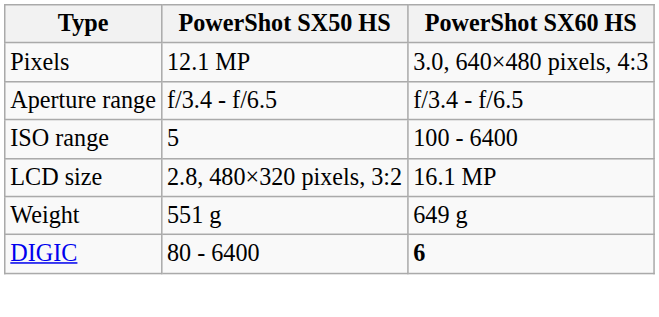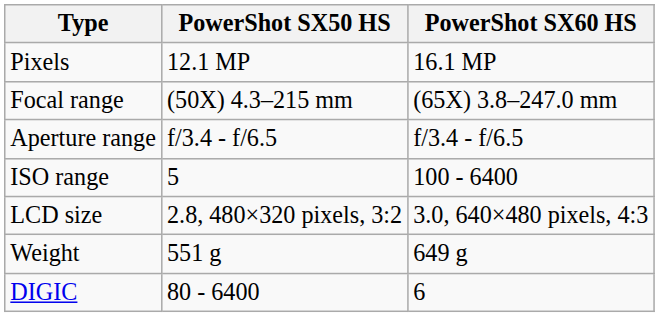(531, 61) 3.0, 640×480 pixels, 4:3 -> (455, 61) 16.1 MP
+ row: (67, 100)
(455, 176) 16.1 MP -> (531, 215) 3.0, 640×480 pixels, 4:3
(419, 253) bold -> (419, 291) normal
